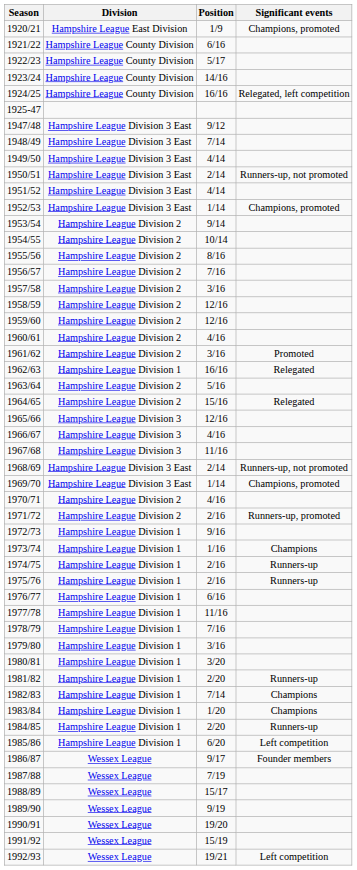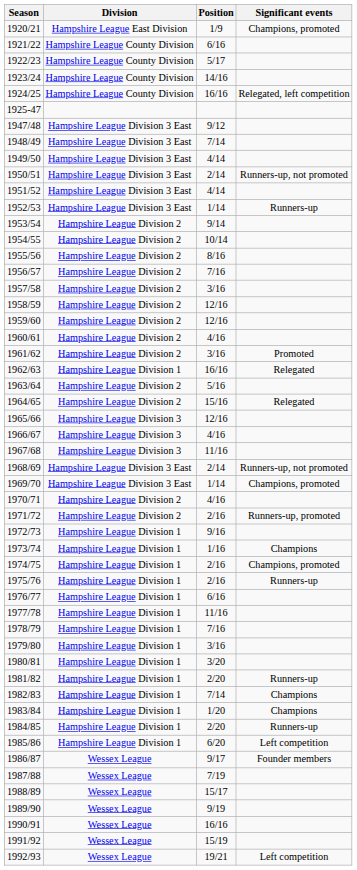(294, 207) Champions, promoted -> (294, 207) Runners-up
(294, 564) Runners-up -> (294, 564) Champions, promoted
(216, 824) 19/20 -> (216, 824) 16/16
